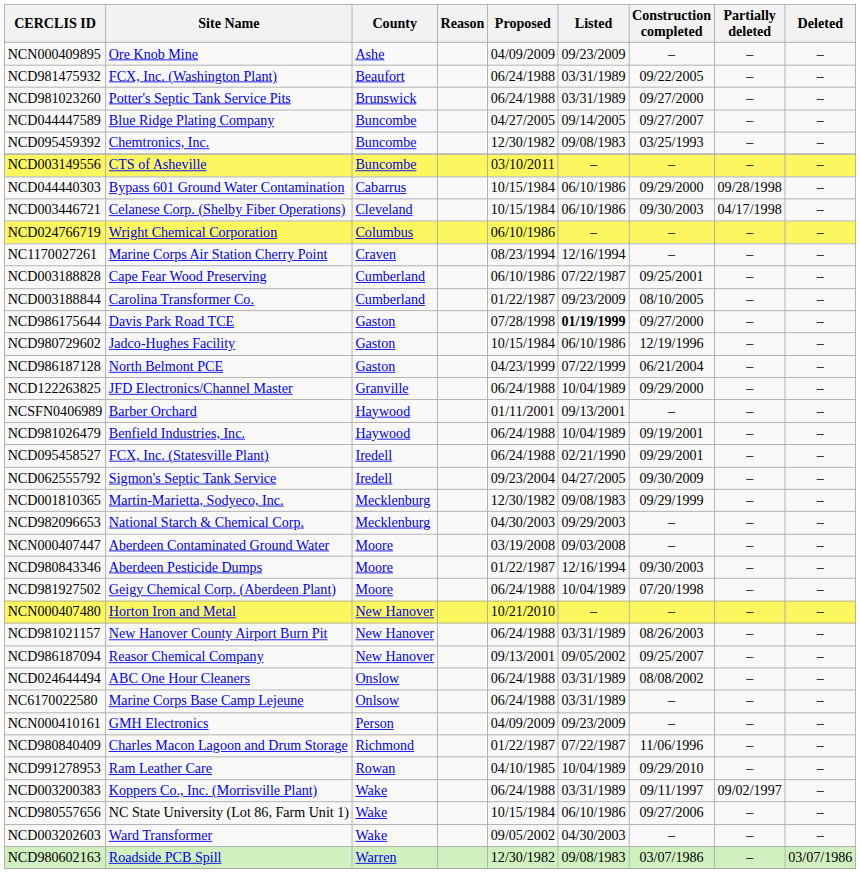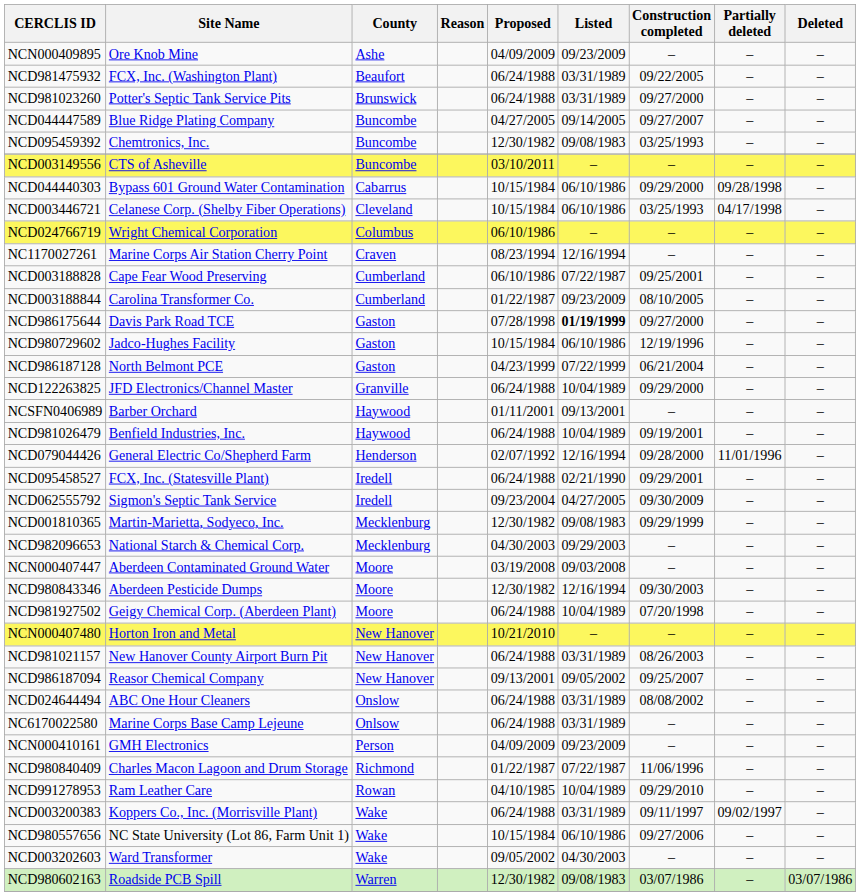(672, 210) 09/30/2003 -> (672, 210) 03/25/1993
+ row: (54, 455)
(523, 567) 01/22/1987 -> (523, 589) 12/30/1982
